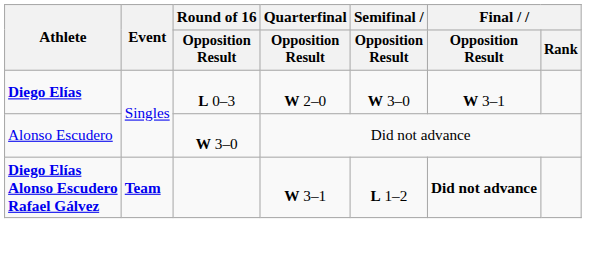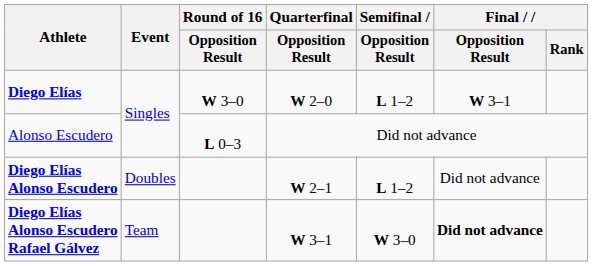(217, 101) L 0–3 -> (223, 101) W 3–0
(389, 101) W 3–0 -> (395, 101) L 1–2
(217, 144) W 3–0 -> (223, 144) L 0–3
+ row: (63, 178)
(143, 187) bold -> (142, 231) normal
(389, 196) L 1–2 -> (395, 240) W 3–0
